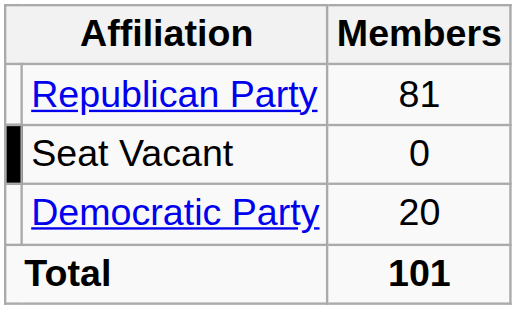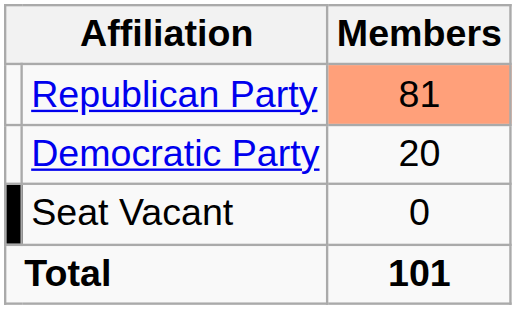(419, 93) no background -> (419, 93) lightsalmon background
rows swapped: (175, 213) <-> (132, 153)
